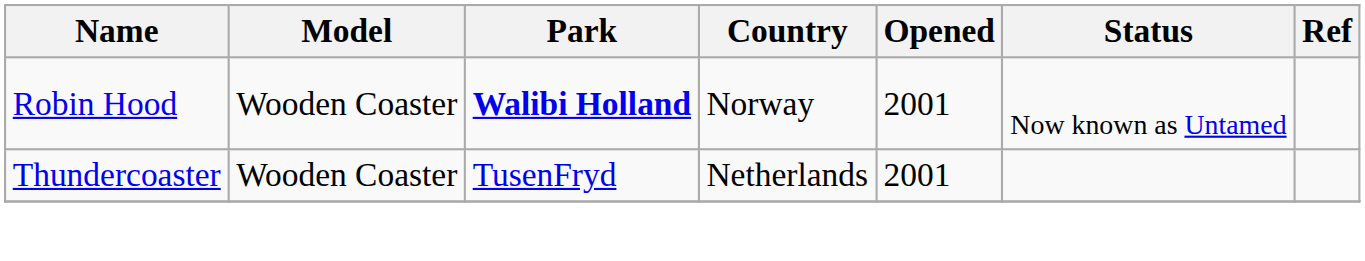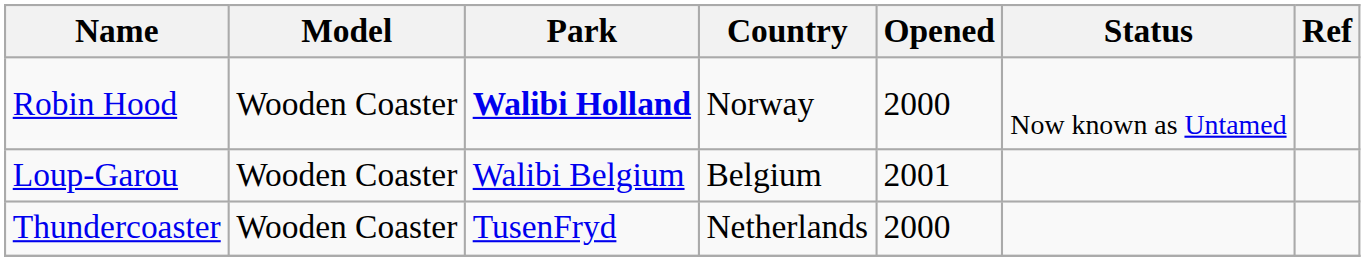(917, 102) 2001 -> (917, 102) 2000
+ row: (95, 174)
(917, 174) 2001 -> (917, 227) 2000
